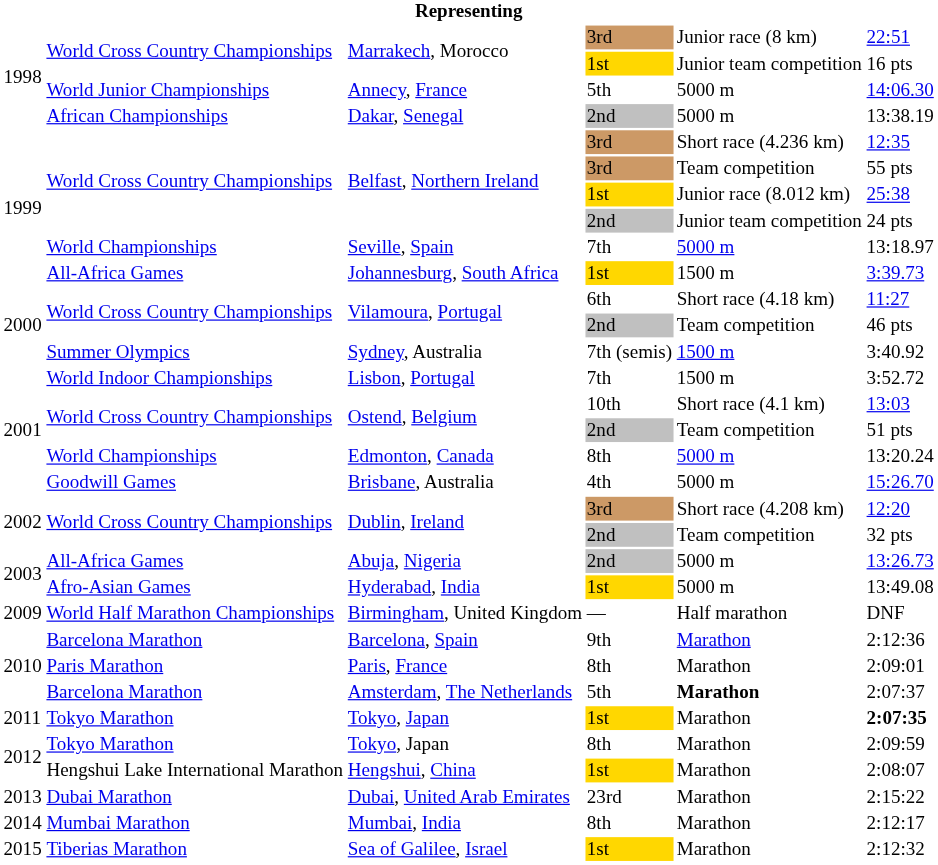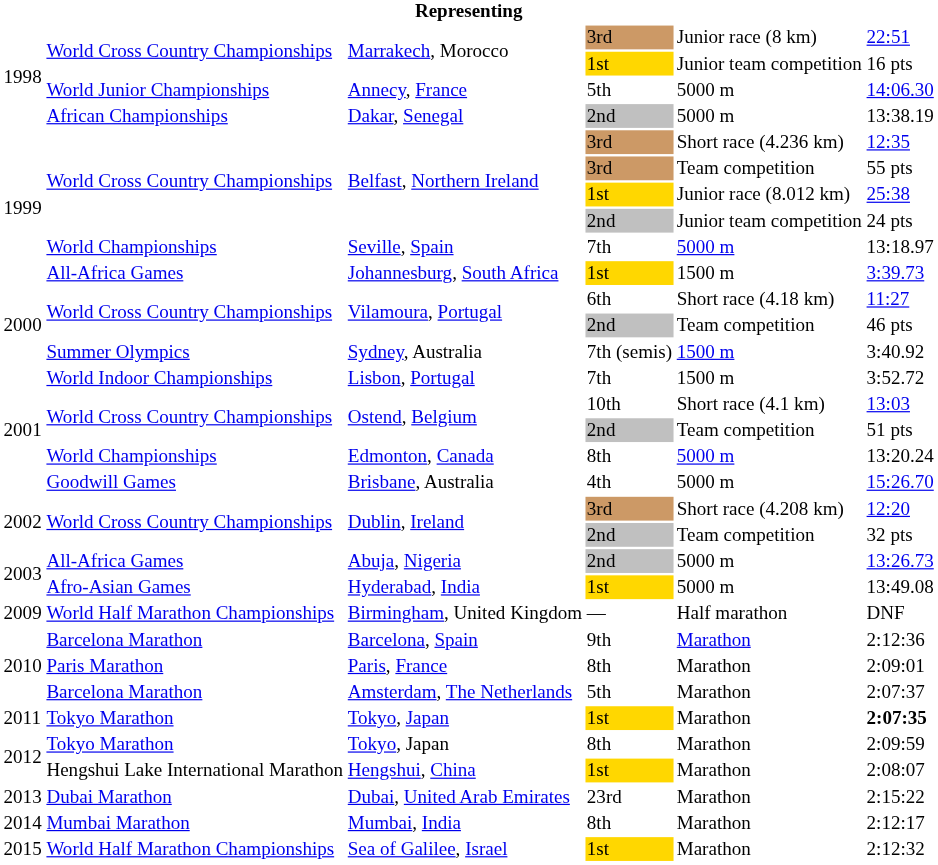(718, 691) bold -> (714, 691) normal
(117, 848) Tiberias Marathon -> (190, 848) World Half Marathon Championships
